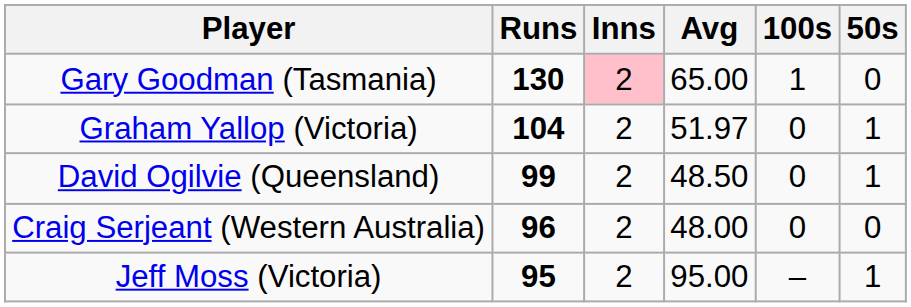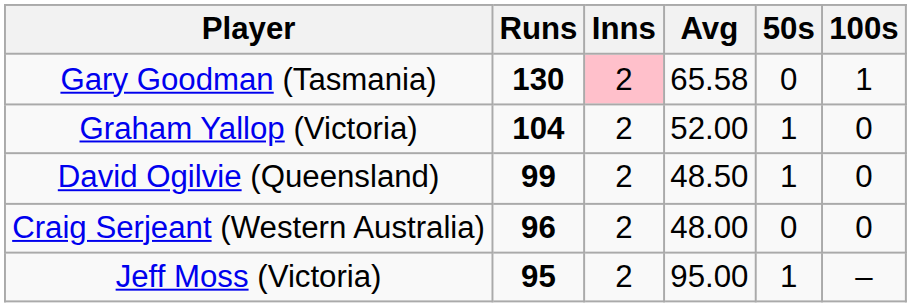columns swapped: (797, 29) <-> (873, 29)
(709, 78) 65.00 -> (709, 78) 65.58
(709, 128) 51.97 -> (709, 128) 52.00
